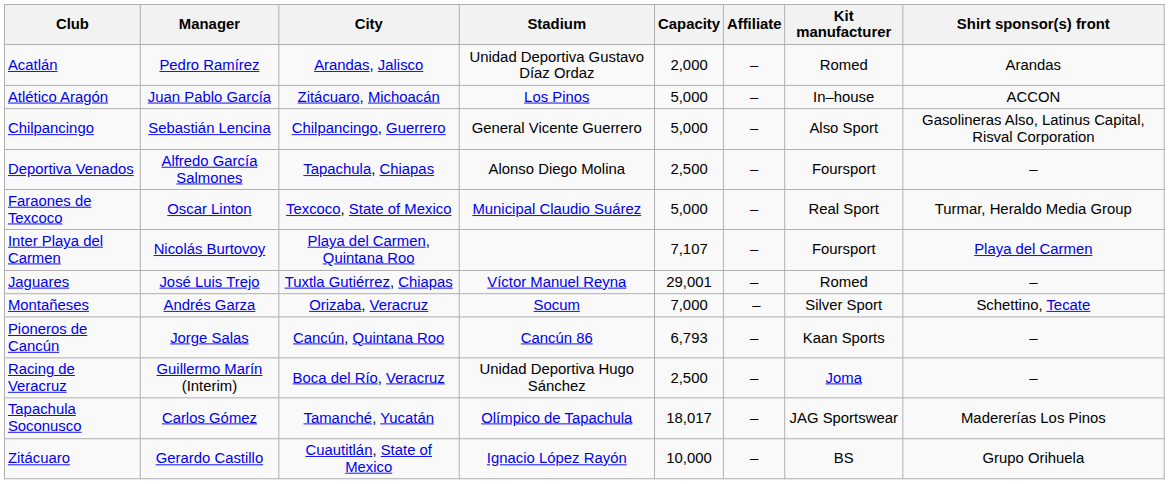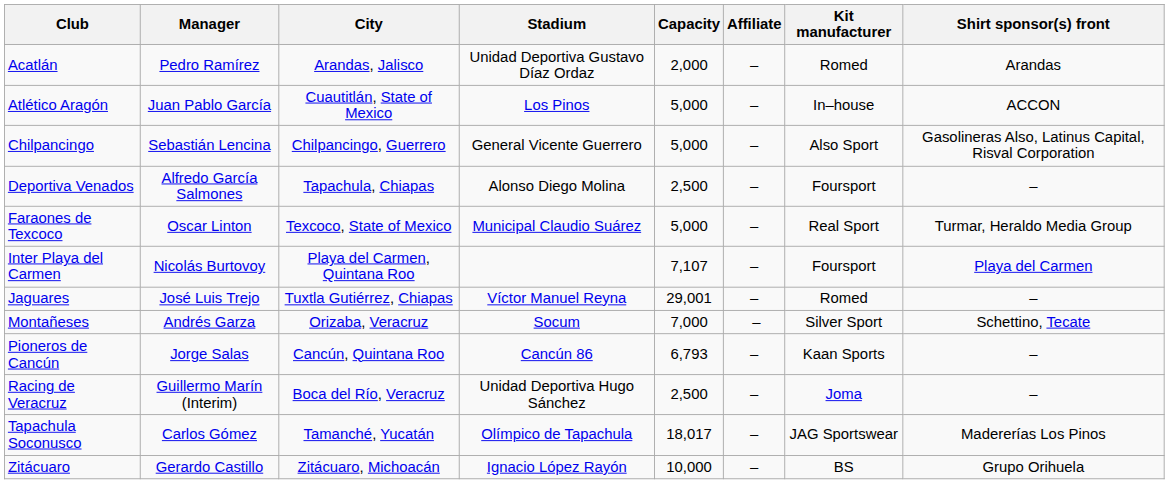(369, 96) Zitácuaro, Michoacán -> (369, 105) Cuautitlán, State of Mexico
(369, 458) Cuautitlán, State of Mexico -> (369, 466) Zitácuaro, Michoacán
